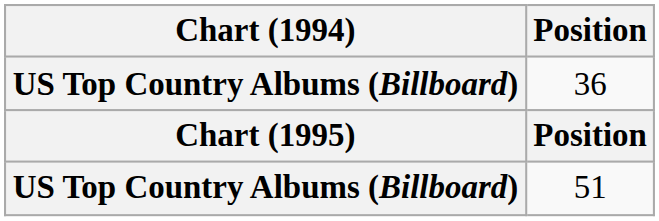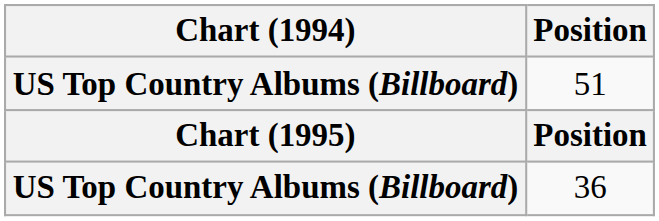rows swapped: (590, 82) <-> (590, 187)
